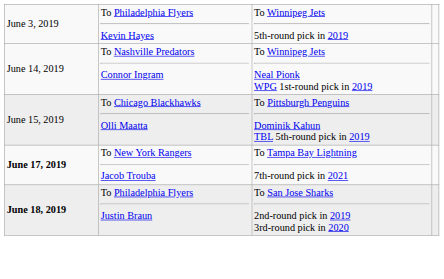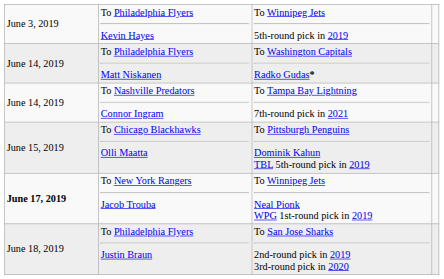+ row: (175, 63)
(342, 69) To Winnipeg Jets Neal Pionk WPG 1st-round pick in 2019 -> (342, 102) To Tampa Bay Lightning 7th-round pick in 2021
(342, 165) To Tampa Bay Lightning 7th-round pick in 2021 -> (342, 198) To Winnipeg Jets Neal Pionk WPG 1st-round pick in 2019
(36, 210) bold -> (35, 249) normal
